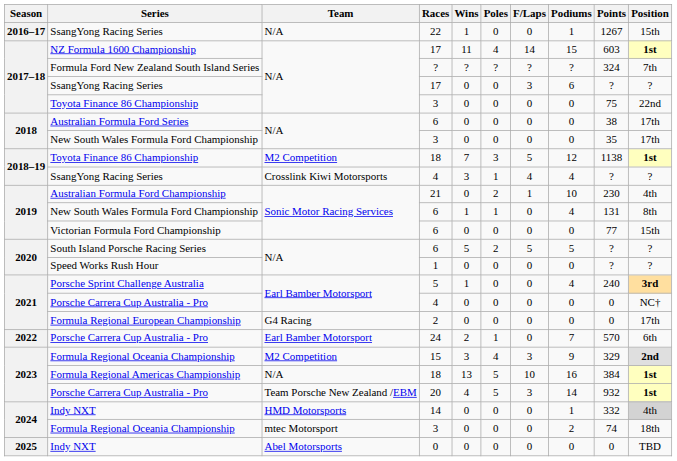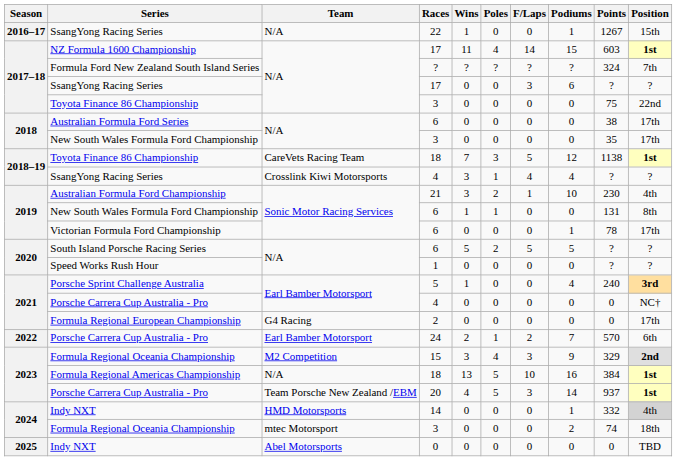(301, 158) M2 Competition -> (314, 158) CareVets Racing Team
(466, 194) 0 -> (466, 194) 3
(571, 212) 4 -> (571, 212) 0
(571, 230) 0 -> (571, 230) 1
(611, 230) 77 -> (611, 230) 78
(650, 230) 15th -> (650, 230) 17th
(529, 338) 0 -> (529, 338) 2
(611, 392) 932 -> (611, 392) 937
